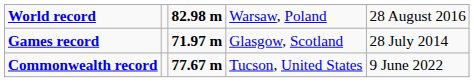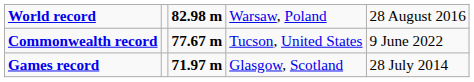rows swapped: (83, 64) <-> (54, 40)
